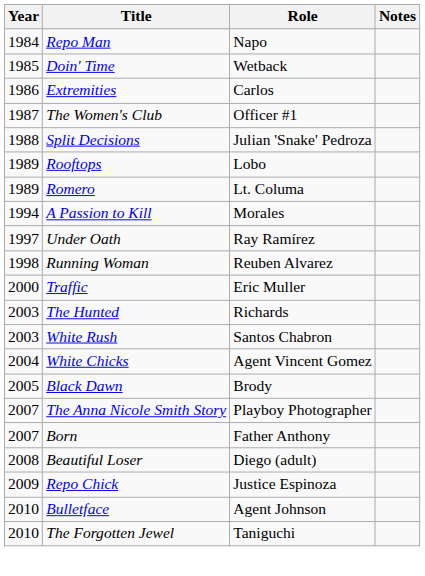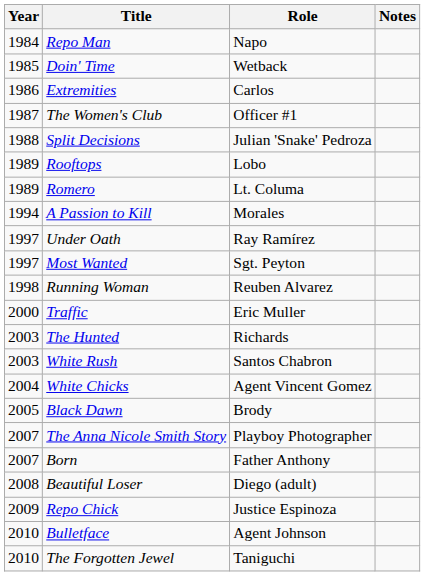+ row: (87, 262)
